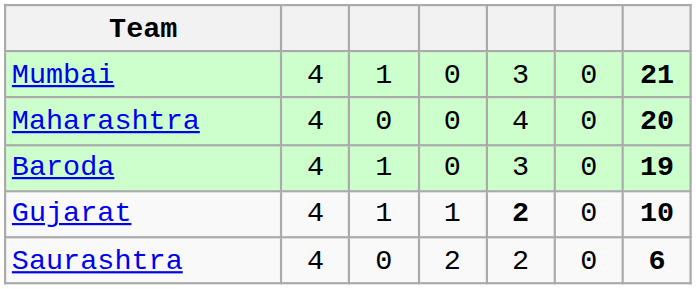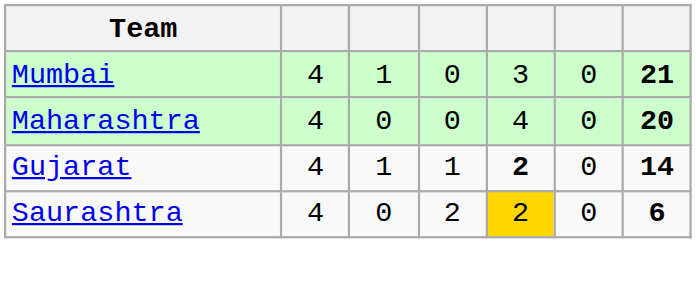- row: (63, 167)
(657, 214) 10 -> (657, 167) 14
(520, 260) no background -> (520, 214) gold background
